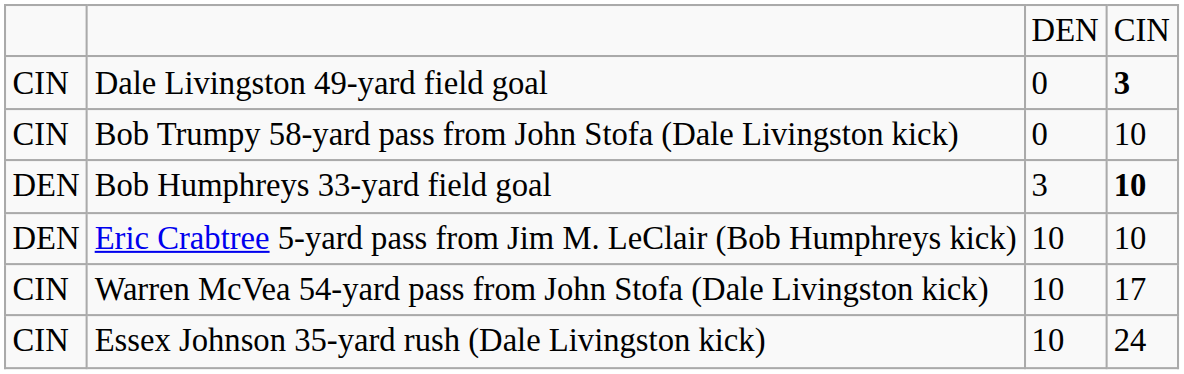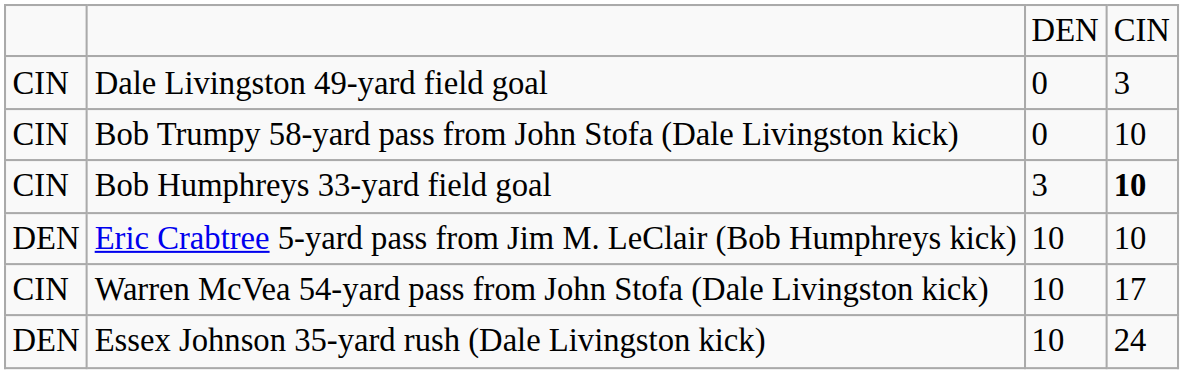(1122, 82) bold -> (1122, 82) normal
(46, 185) DEN -> (41, 185) CIN
(41, 340) CIN -> (46, 340) DEN
